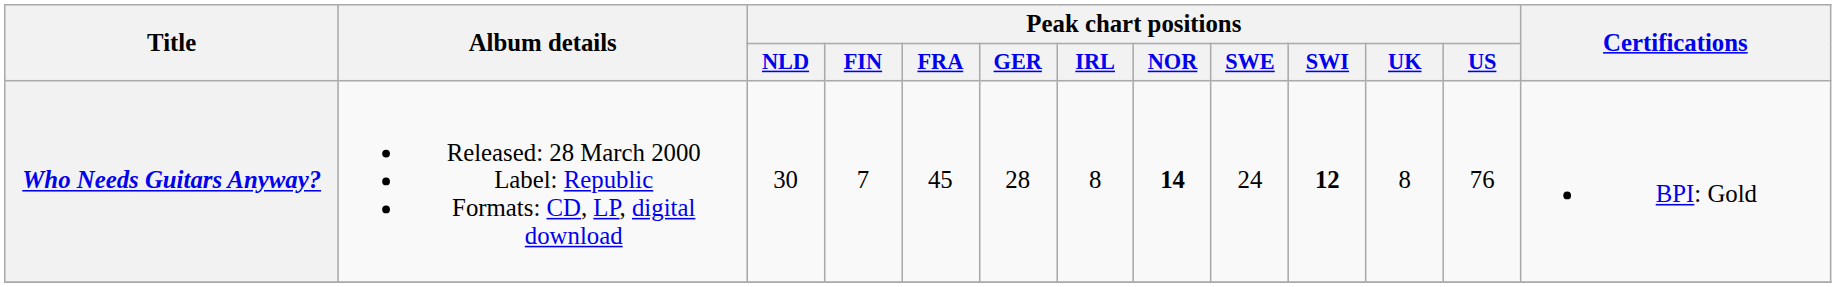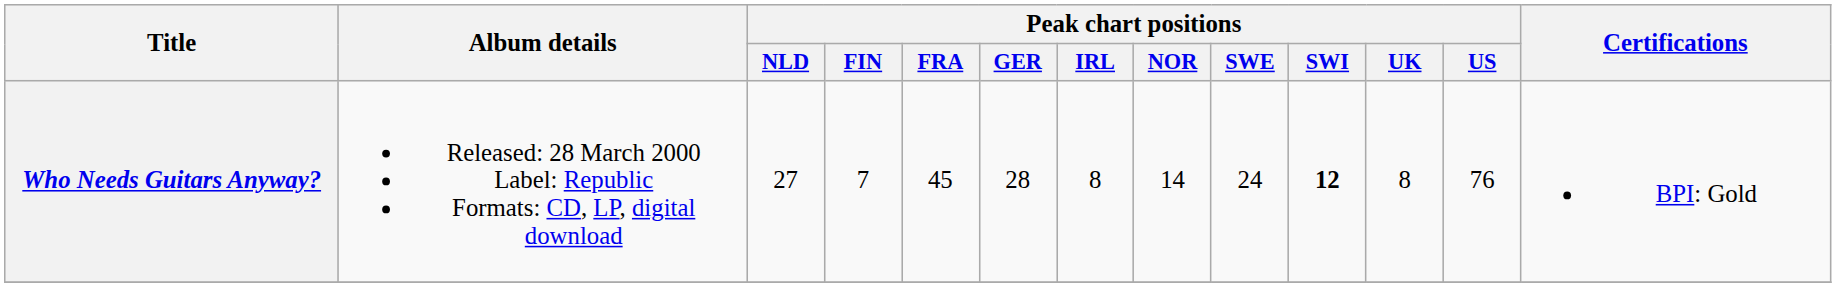(786, 180) 30 -> (786, 180) 27
(1173, 180) bold -> (1173, 180) normal
